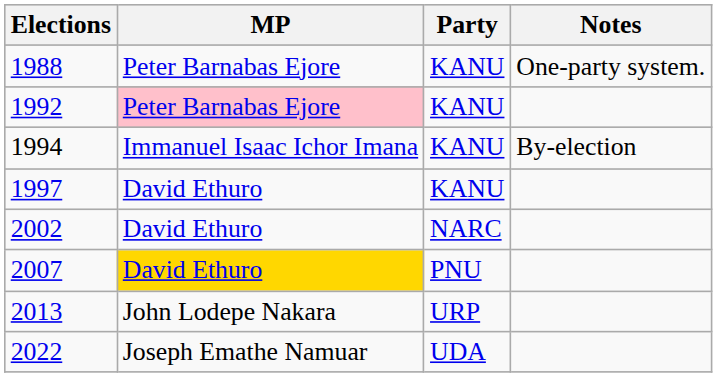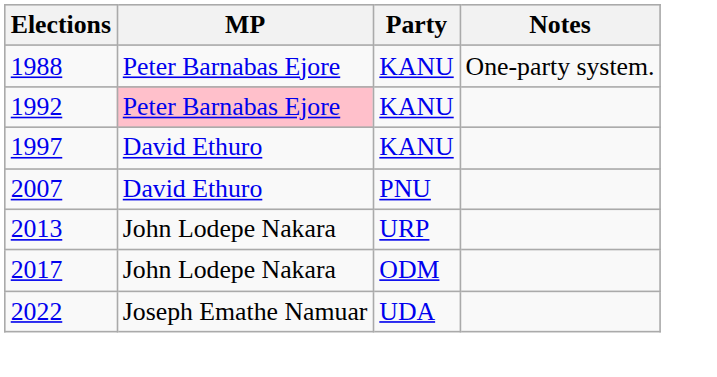- row: (37, 147)
- row: (37, 229)
(193, 270) gold background -> (193, 188) no background
+ row: (37, 270)
